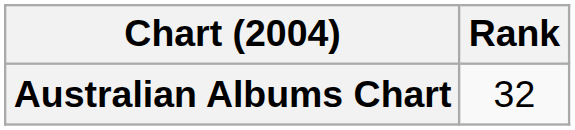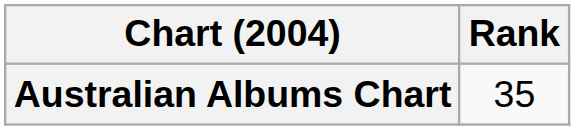(514, 93) 32 -> (514, 93) 35
